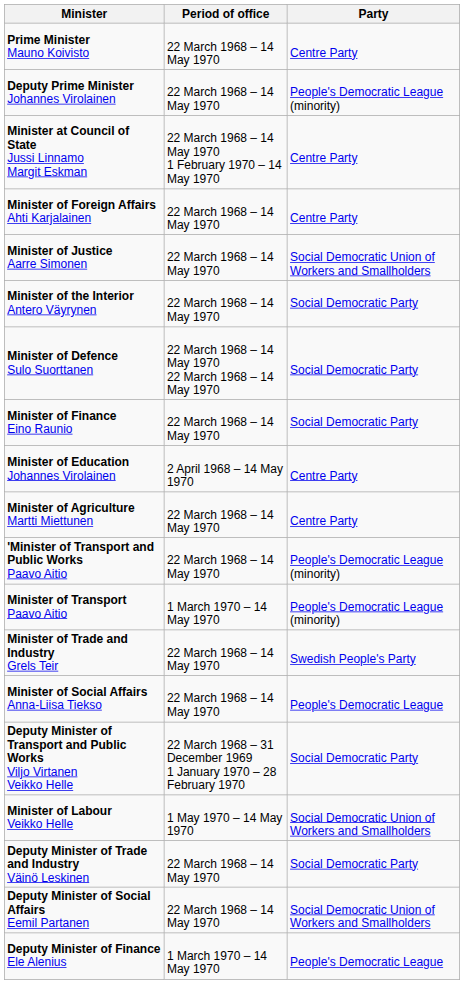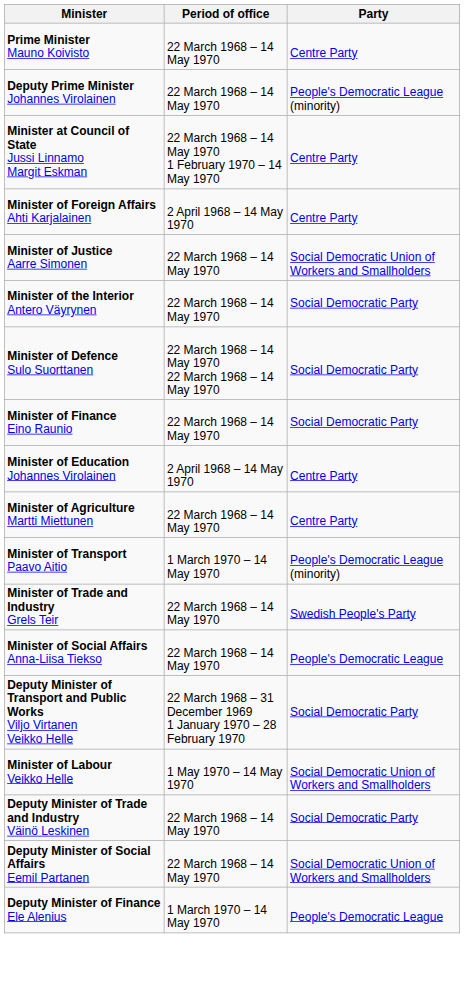(220, 218) 22 March 1968 – 14 May 1970 -> (225, 218) 2 April 1968 – 14 May 1970
- row: (81, 560)
